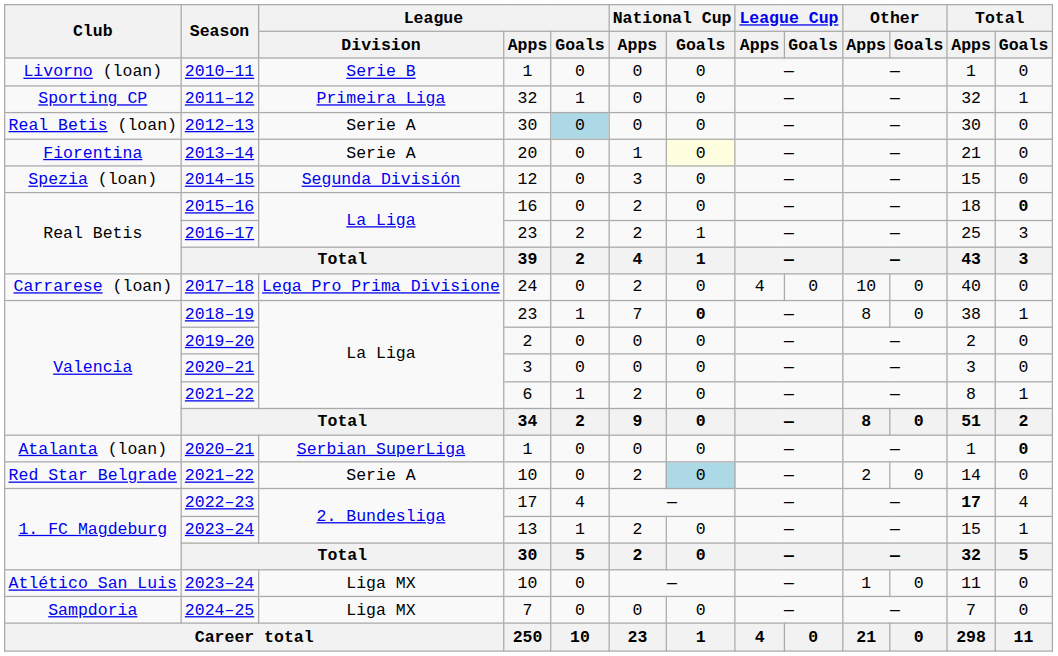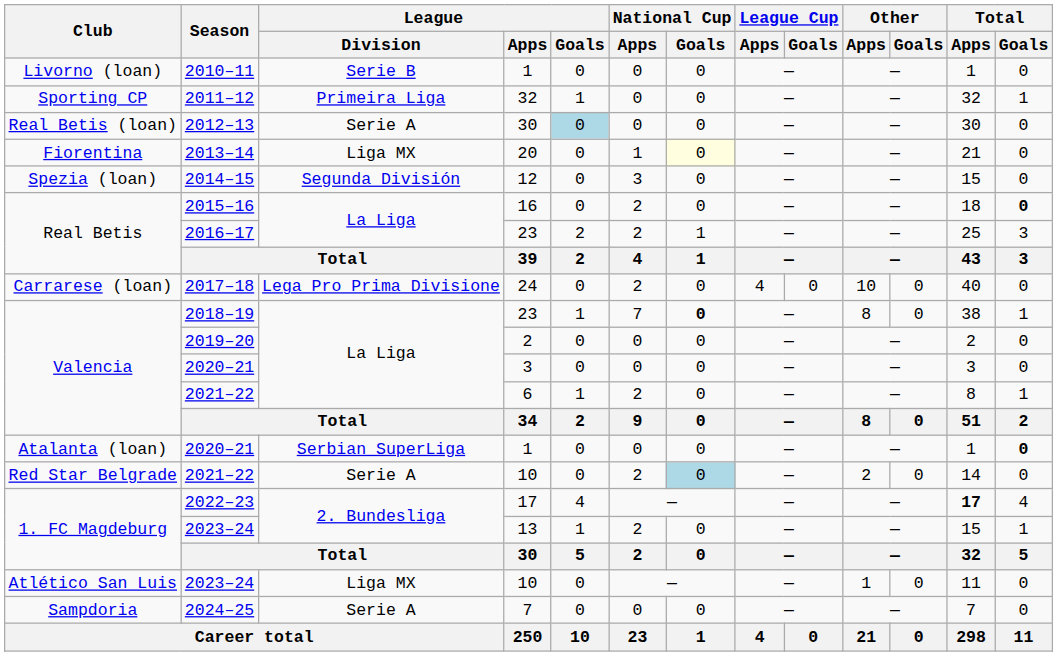(381, 153) Serie A -> (381, 153) Liga MX
(381, 610) Liga MX -> (381, 610) Serie A
